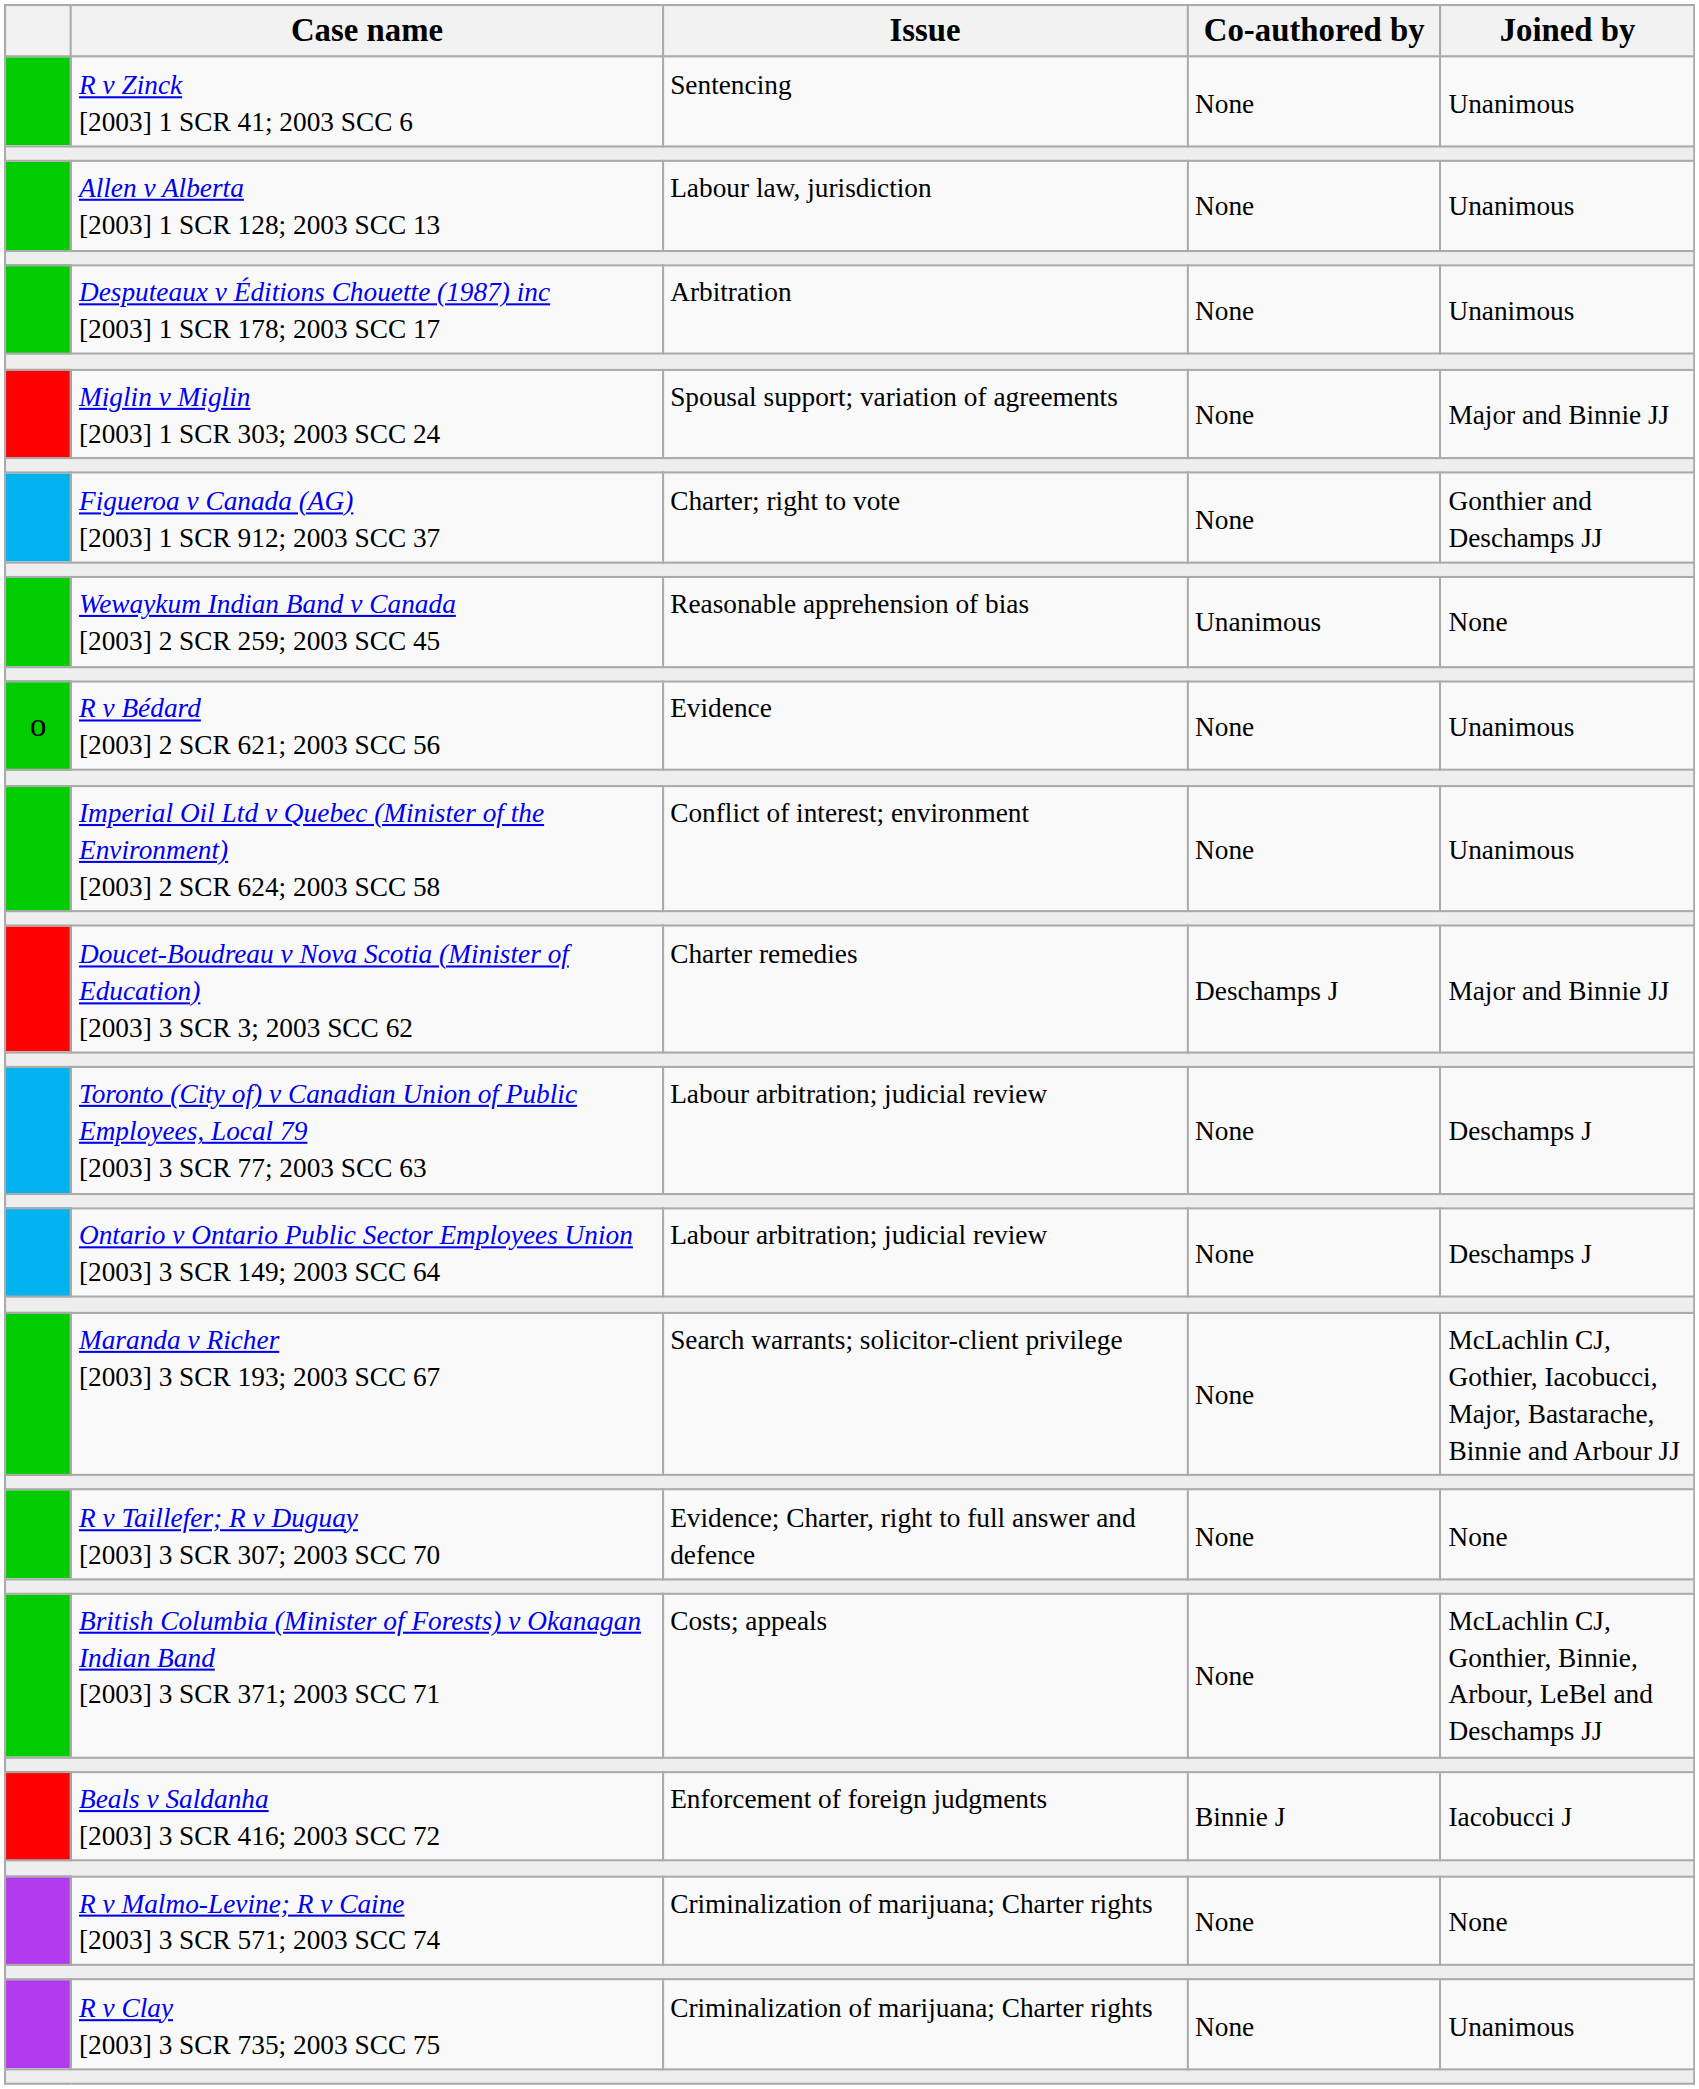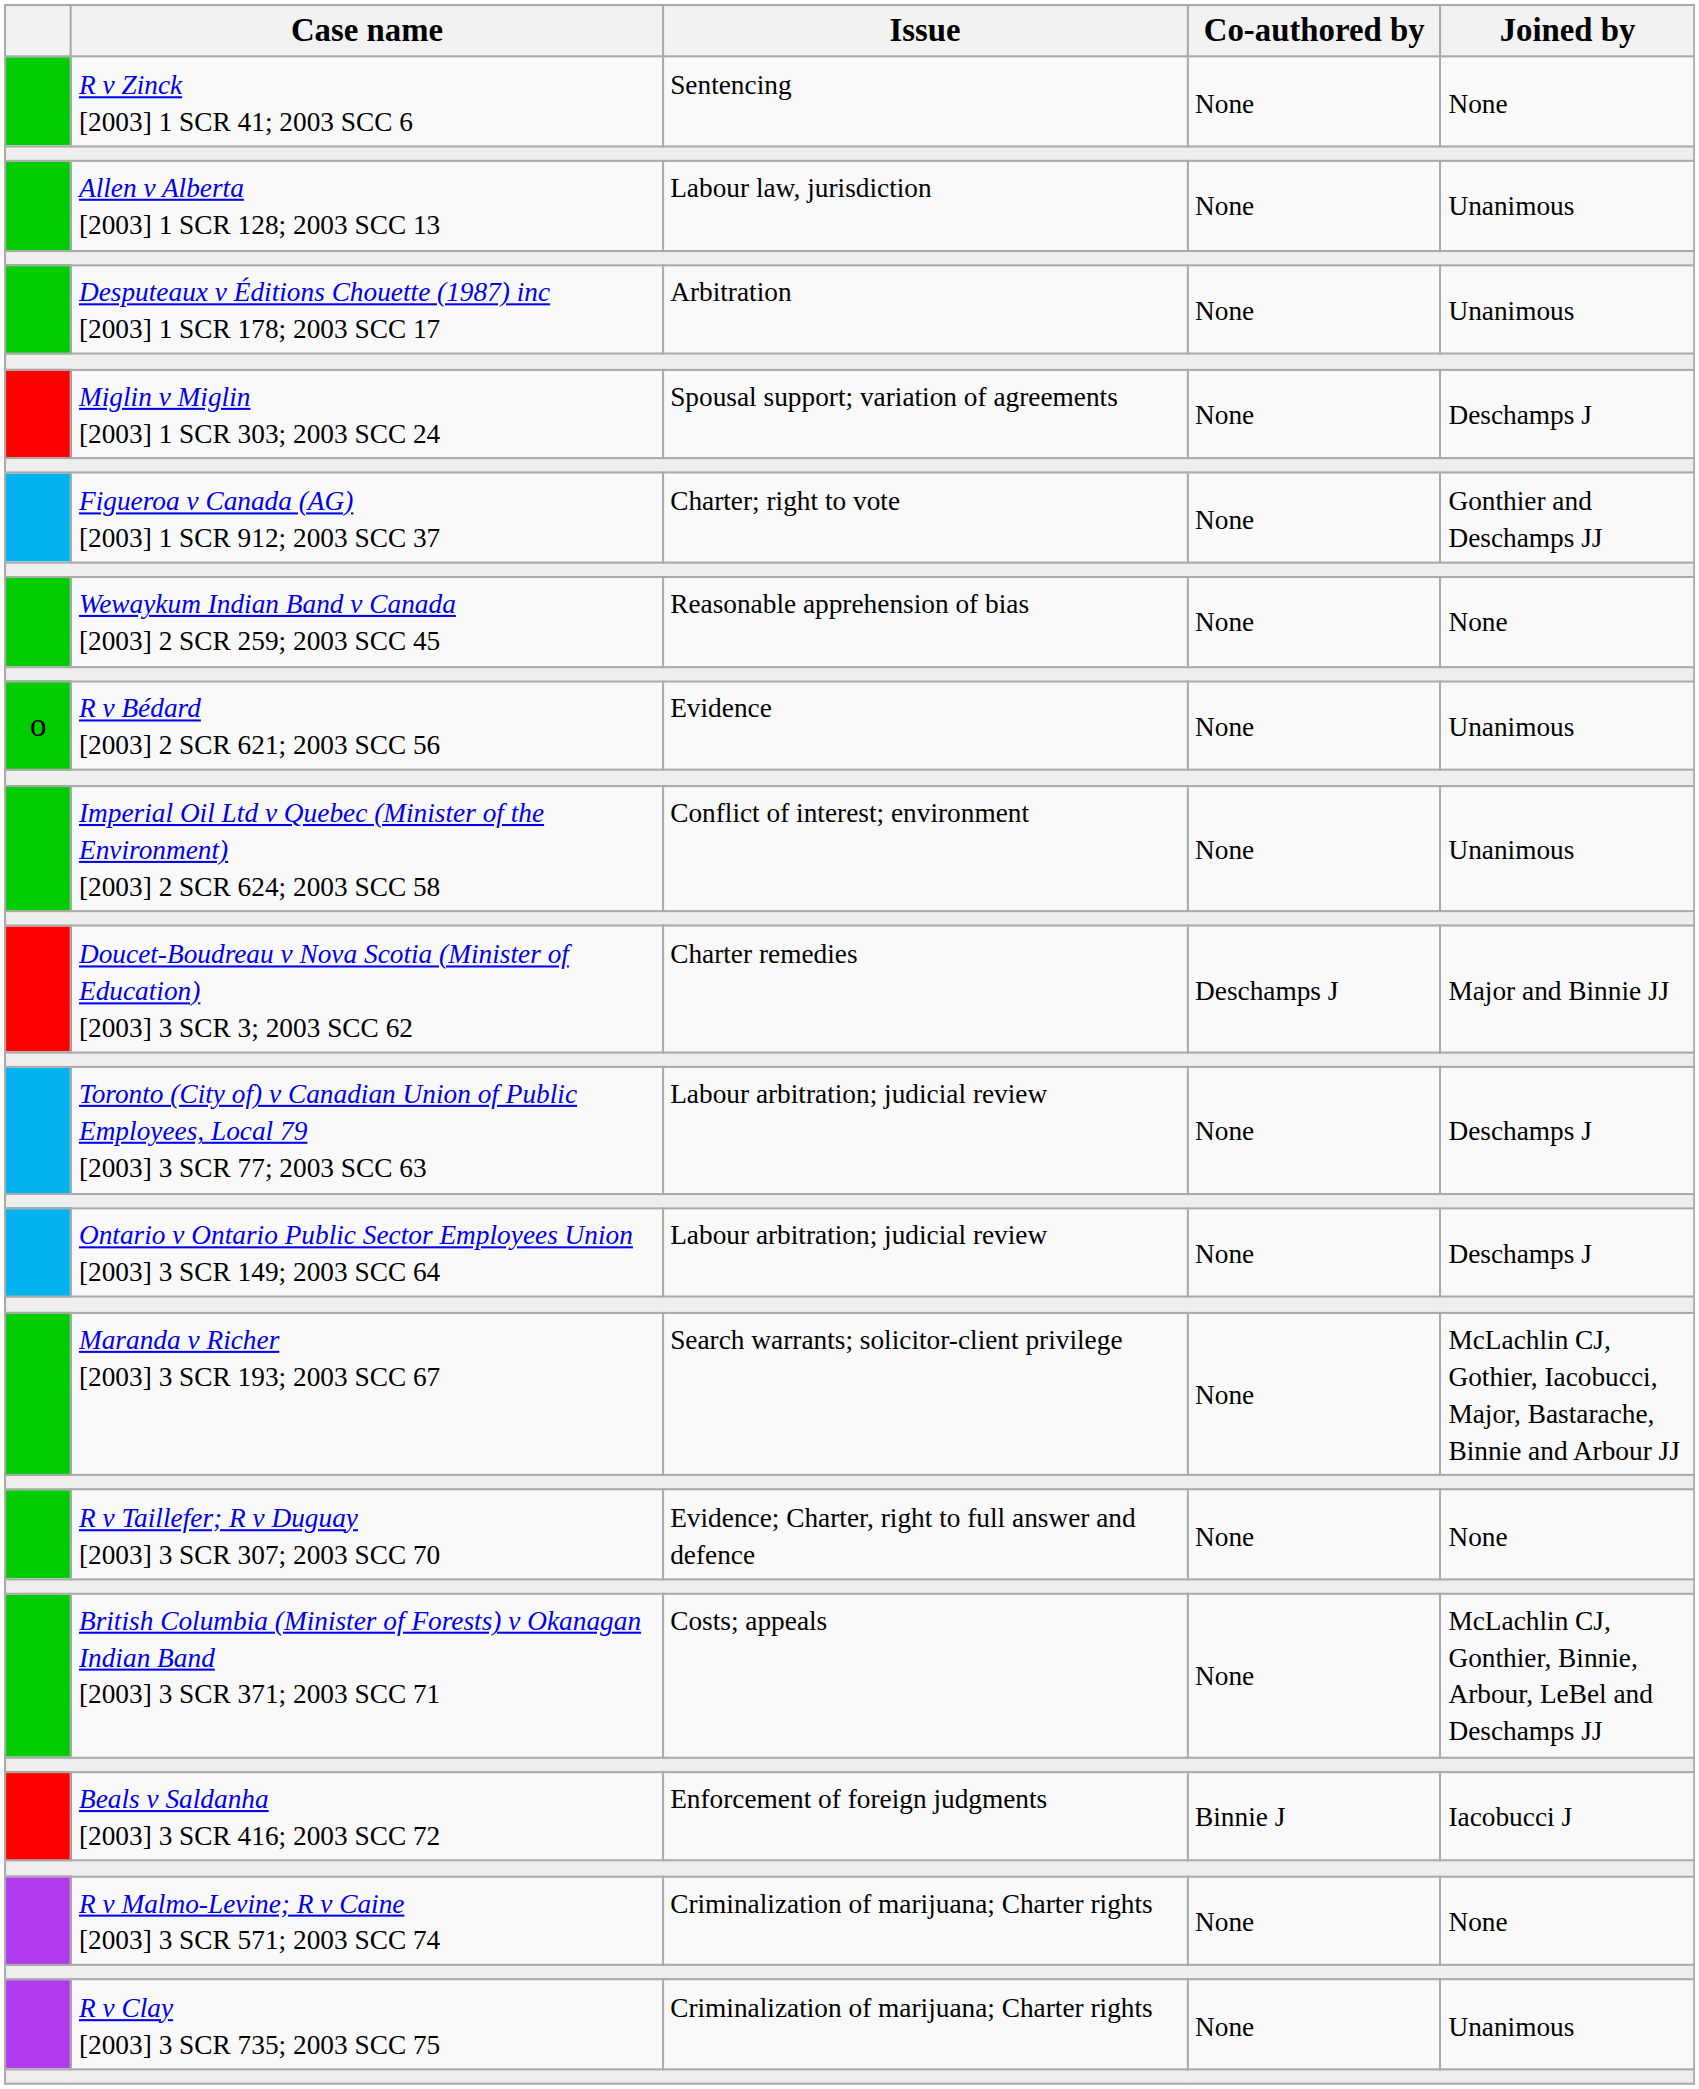(1511, 103) Unanimous -> (1478, 103) None
(1559, 415) Major and Binnie JJ -> (1520, 415) Deschamps J
(1258, 623) Unanimous -> (1225, 623) None
